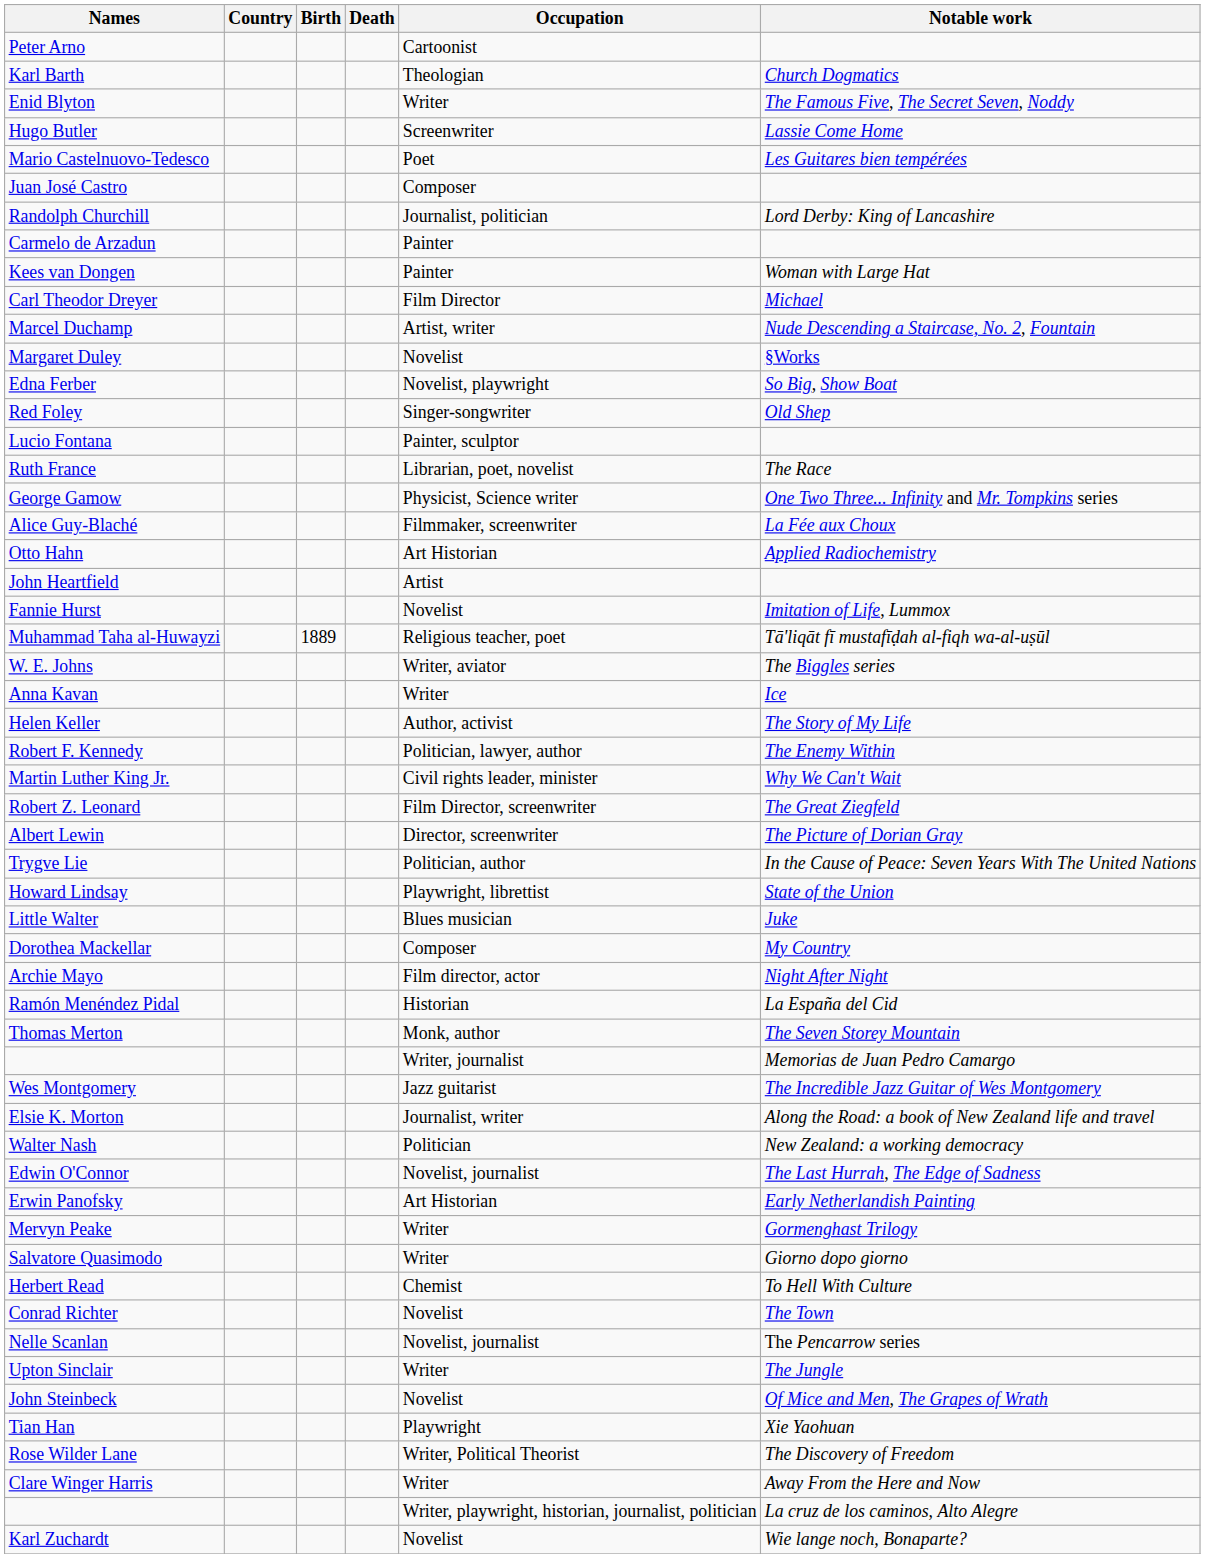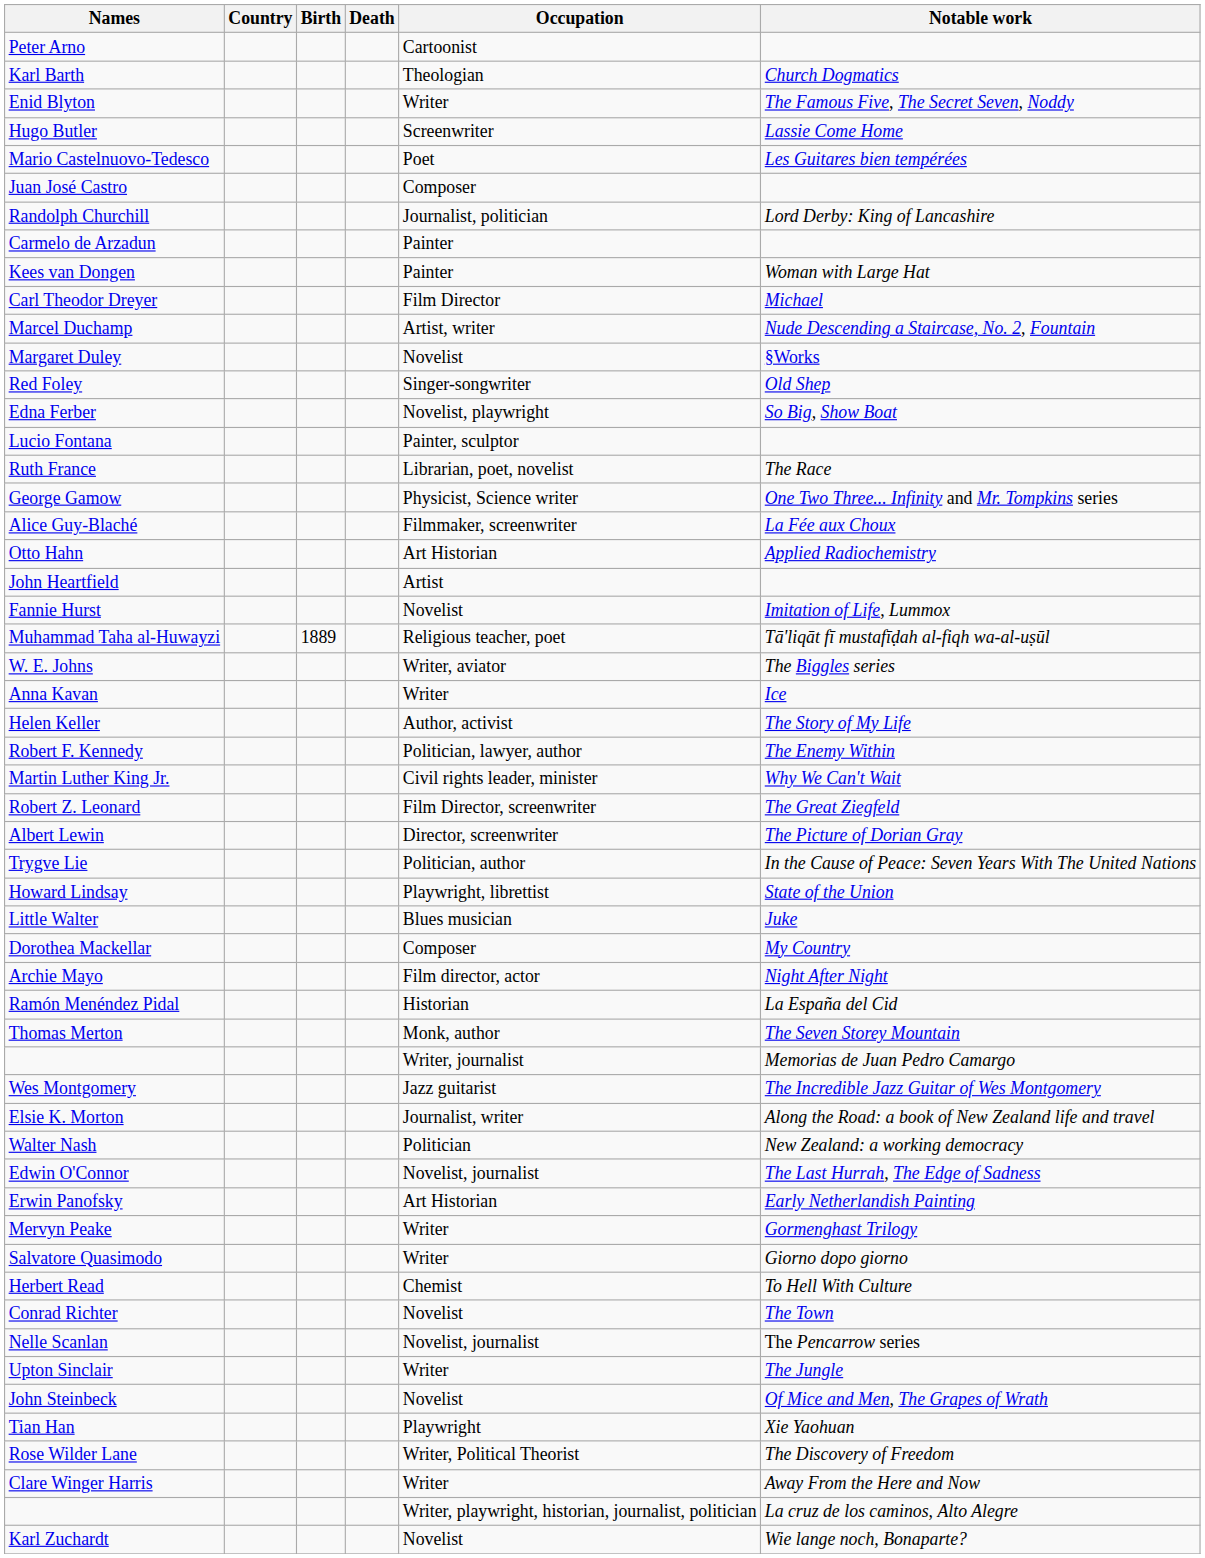rows swapped: (52, 384) <-> (45, 412)
